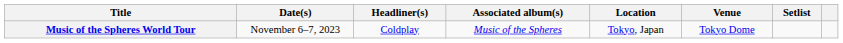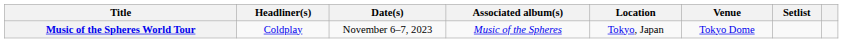columns swapped: (400, 12) <-> (295, 12)
